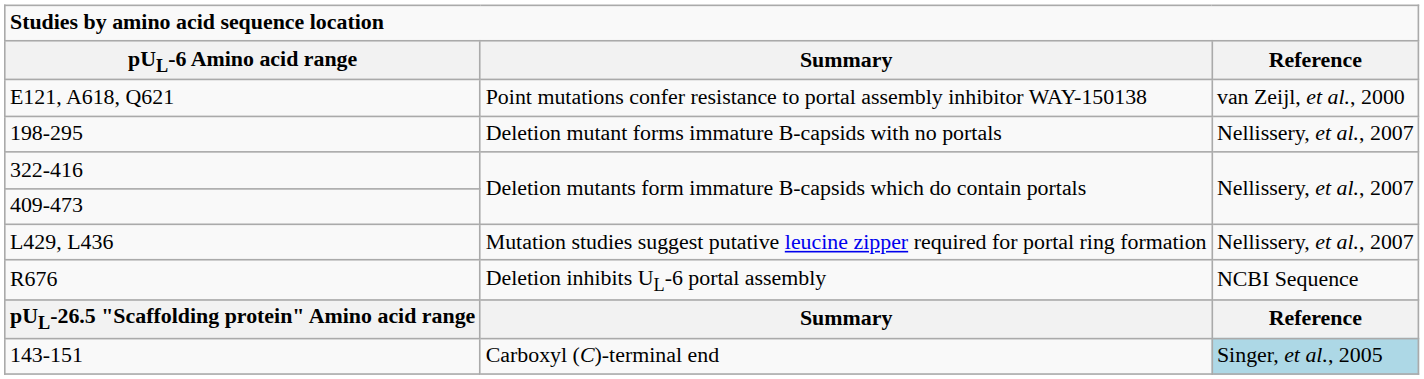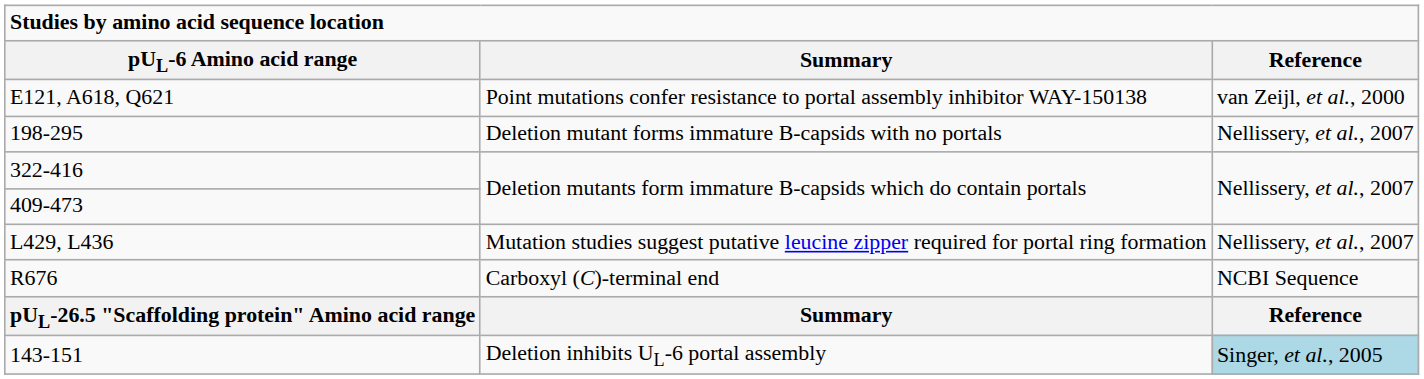(656, 280) Deletion inhibits UL-6 portal assembly -> (602, 278) Carboxyl (C)-terminal end
(602, 355) Carboxyl (C)-terminal end -> (656, 355) Deletion inhibits UL-6 portal assembly
